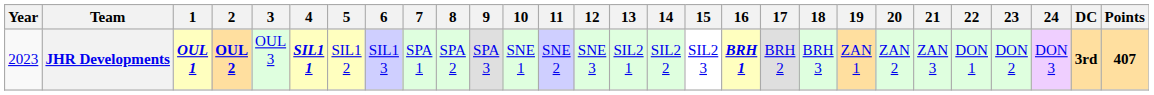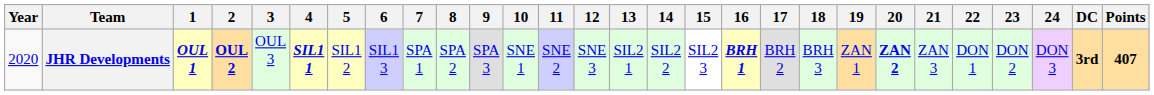(23, 59) 2023 -> (23, 59) 2020
(894, 59) normal -> (895, 59) bold
